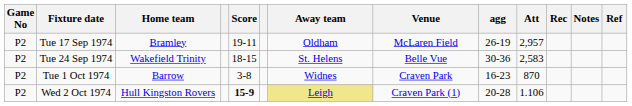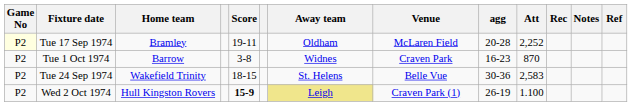(20, 42) no background -> (20, 42) lightyellow background
(498, 42) 26-19 -> (498, 42) 20-28
(532, 42) 2,957 -> (532, 42) 2,252
rows swapped: (76, 59) <-> (76, 76)
(498, 93) 20-28 -> (498, 93) 26-19
(532, 93) 1.106 -> (532, 93) 1.100
